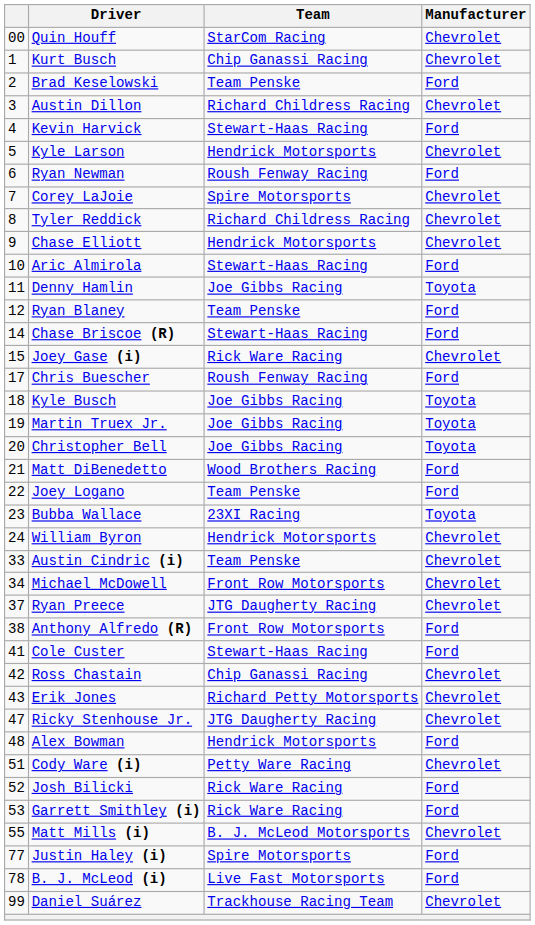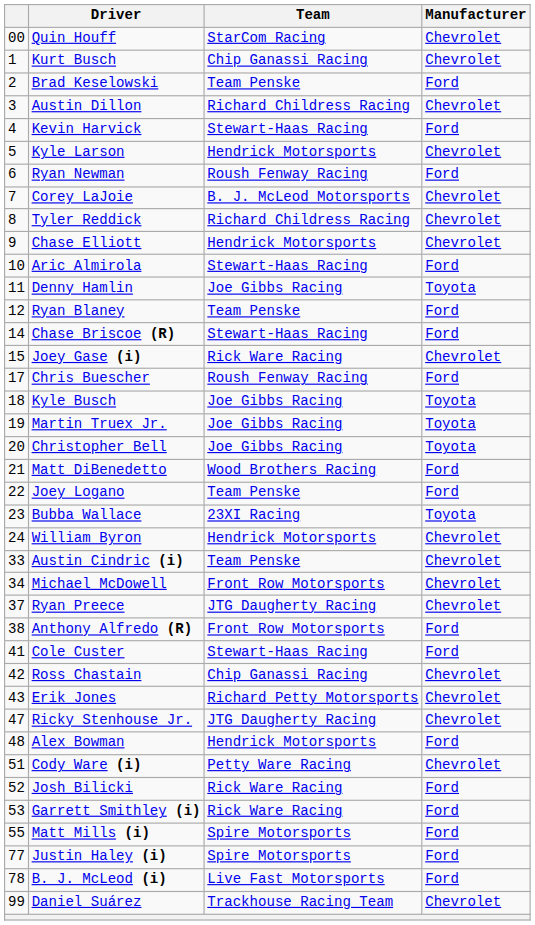(279, 198) Spire Motorsports -> (309, 198) B. J. McLeod Motorsports
(309, 835) B. J. McLeod Motorsports -> (279, 835) Spire Motorsports
(463, 835) Chevrolet -> (442, 835) Ford
